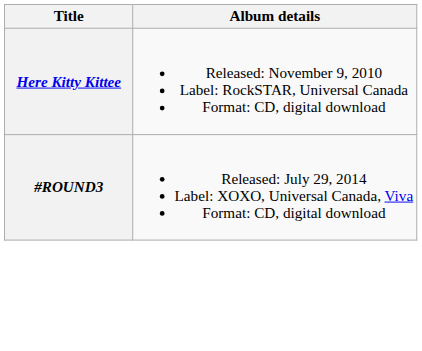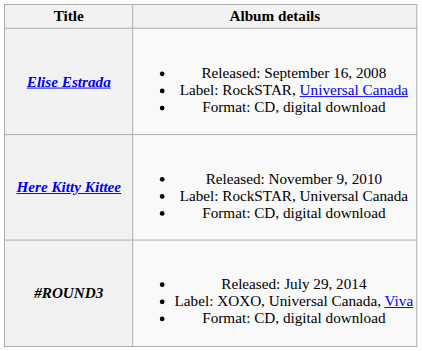+ row: (69, 81)
